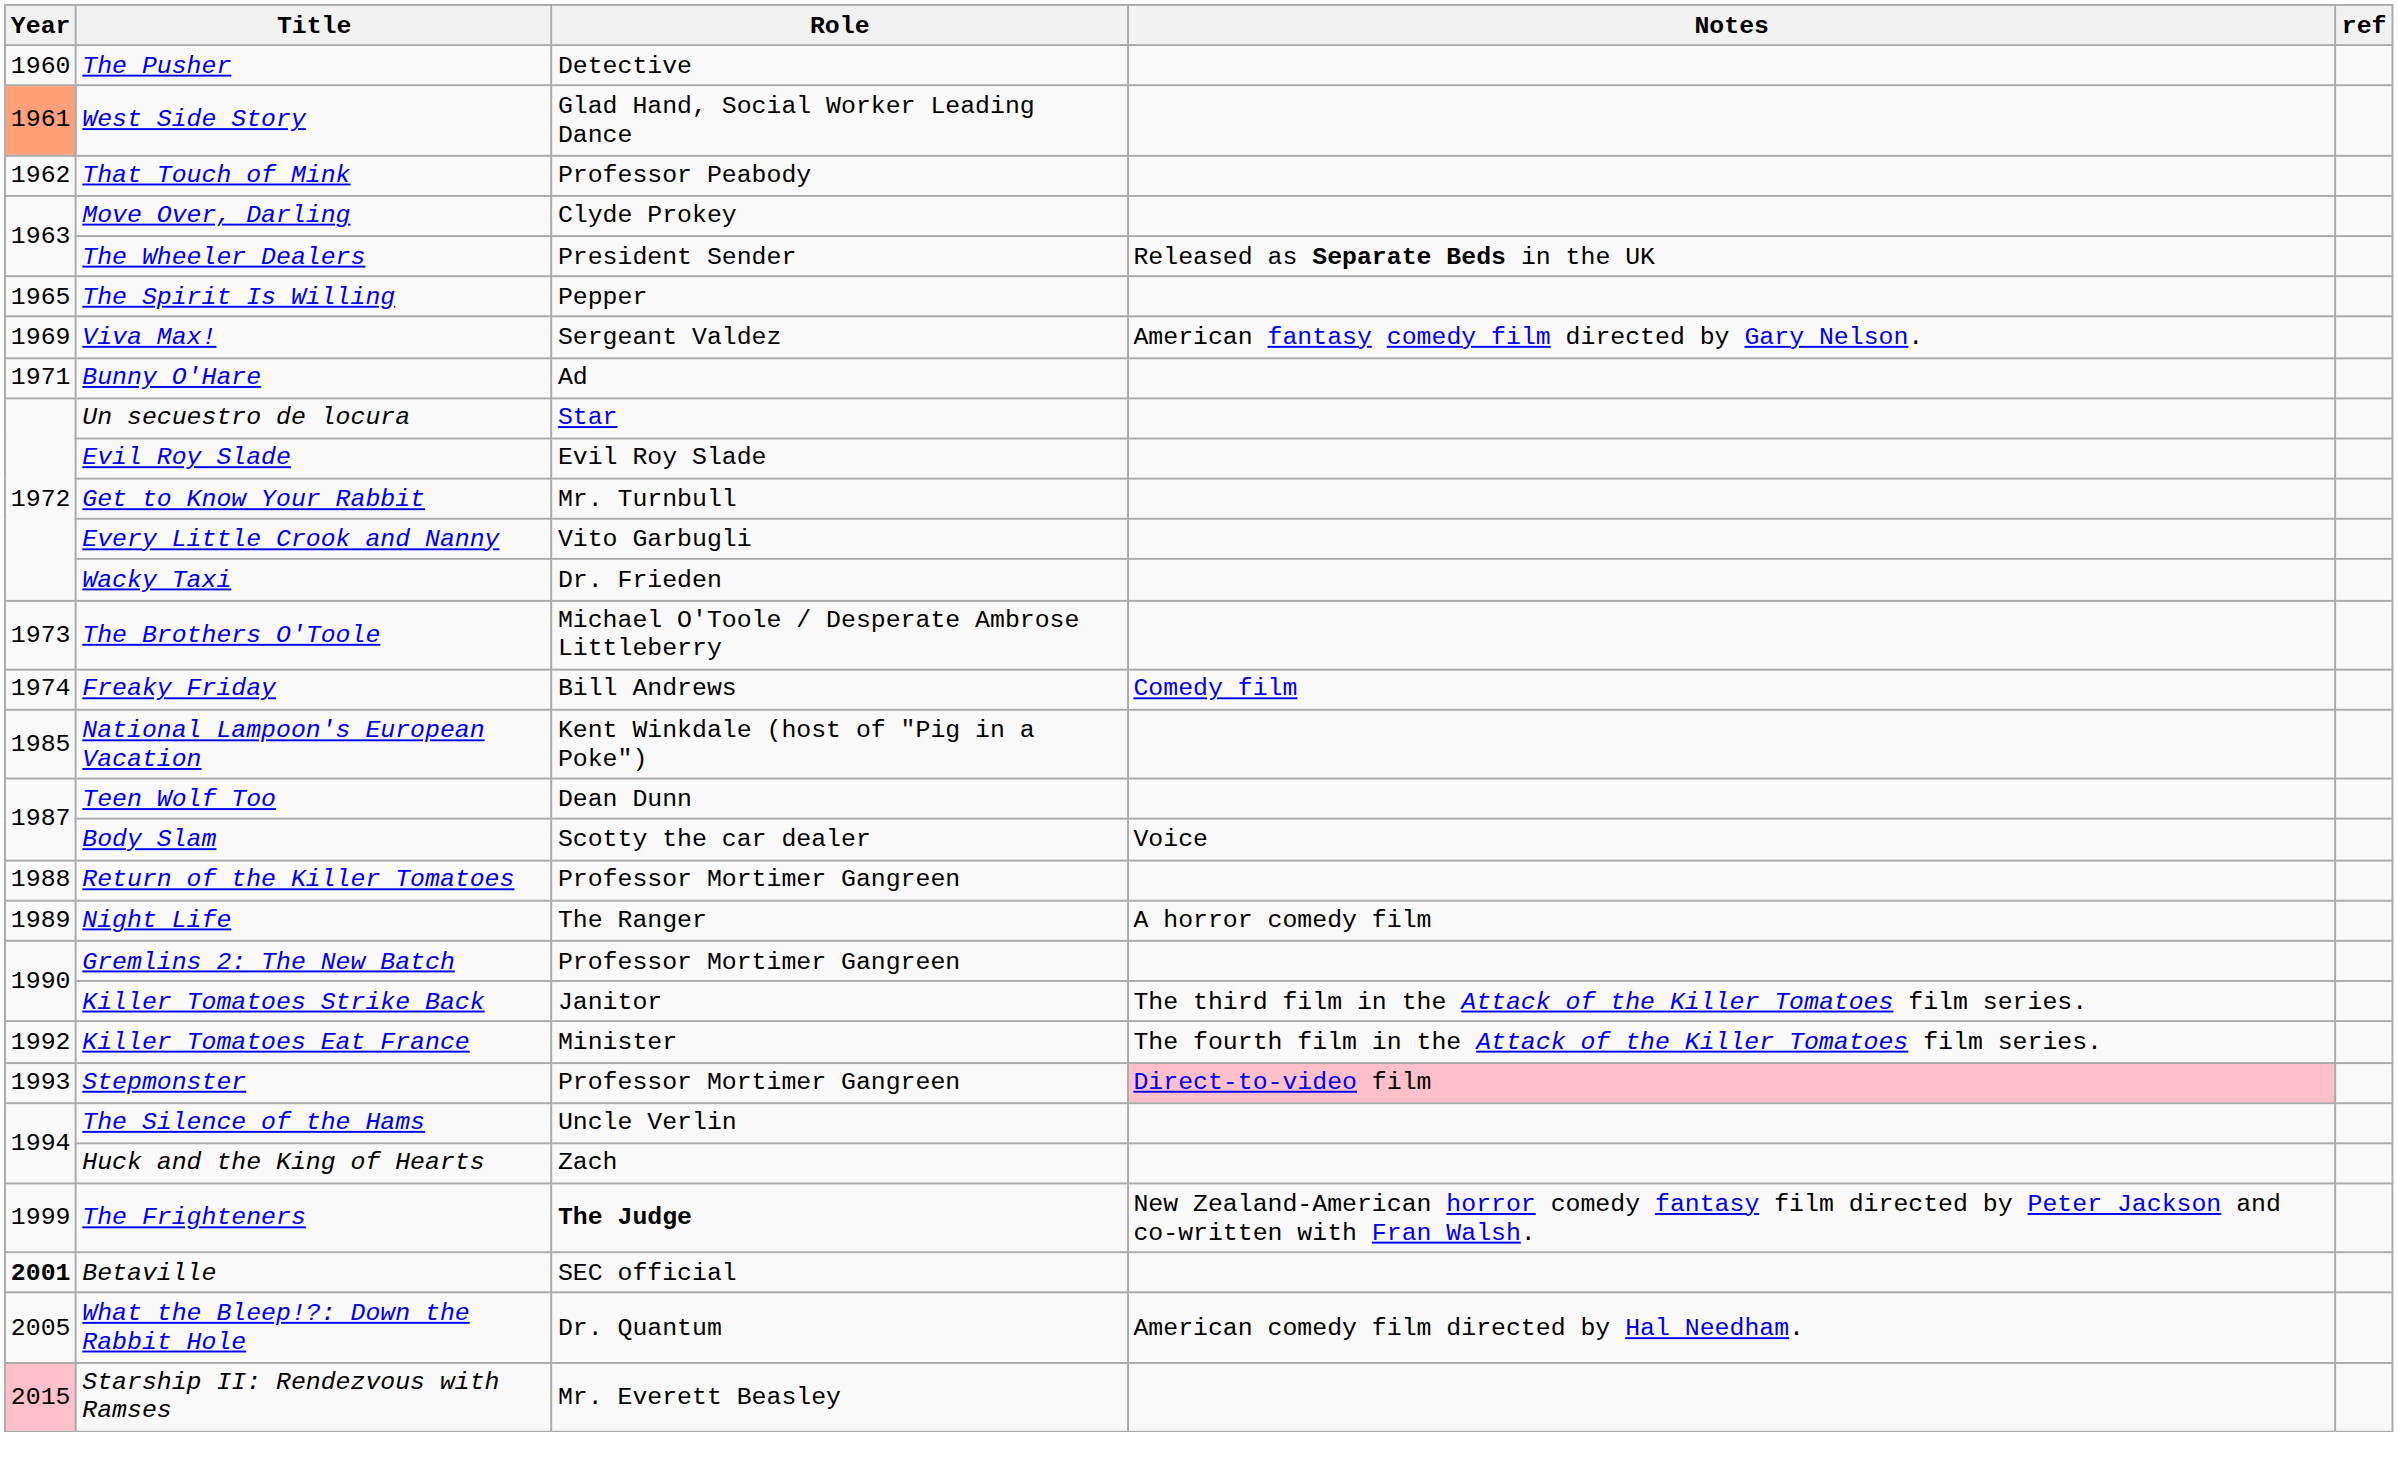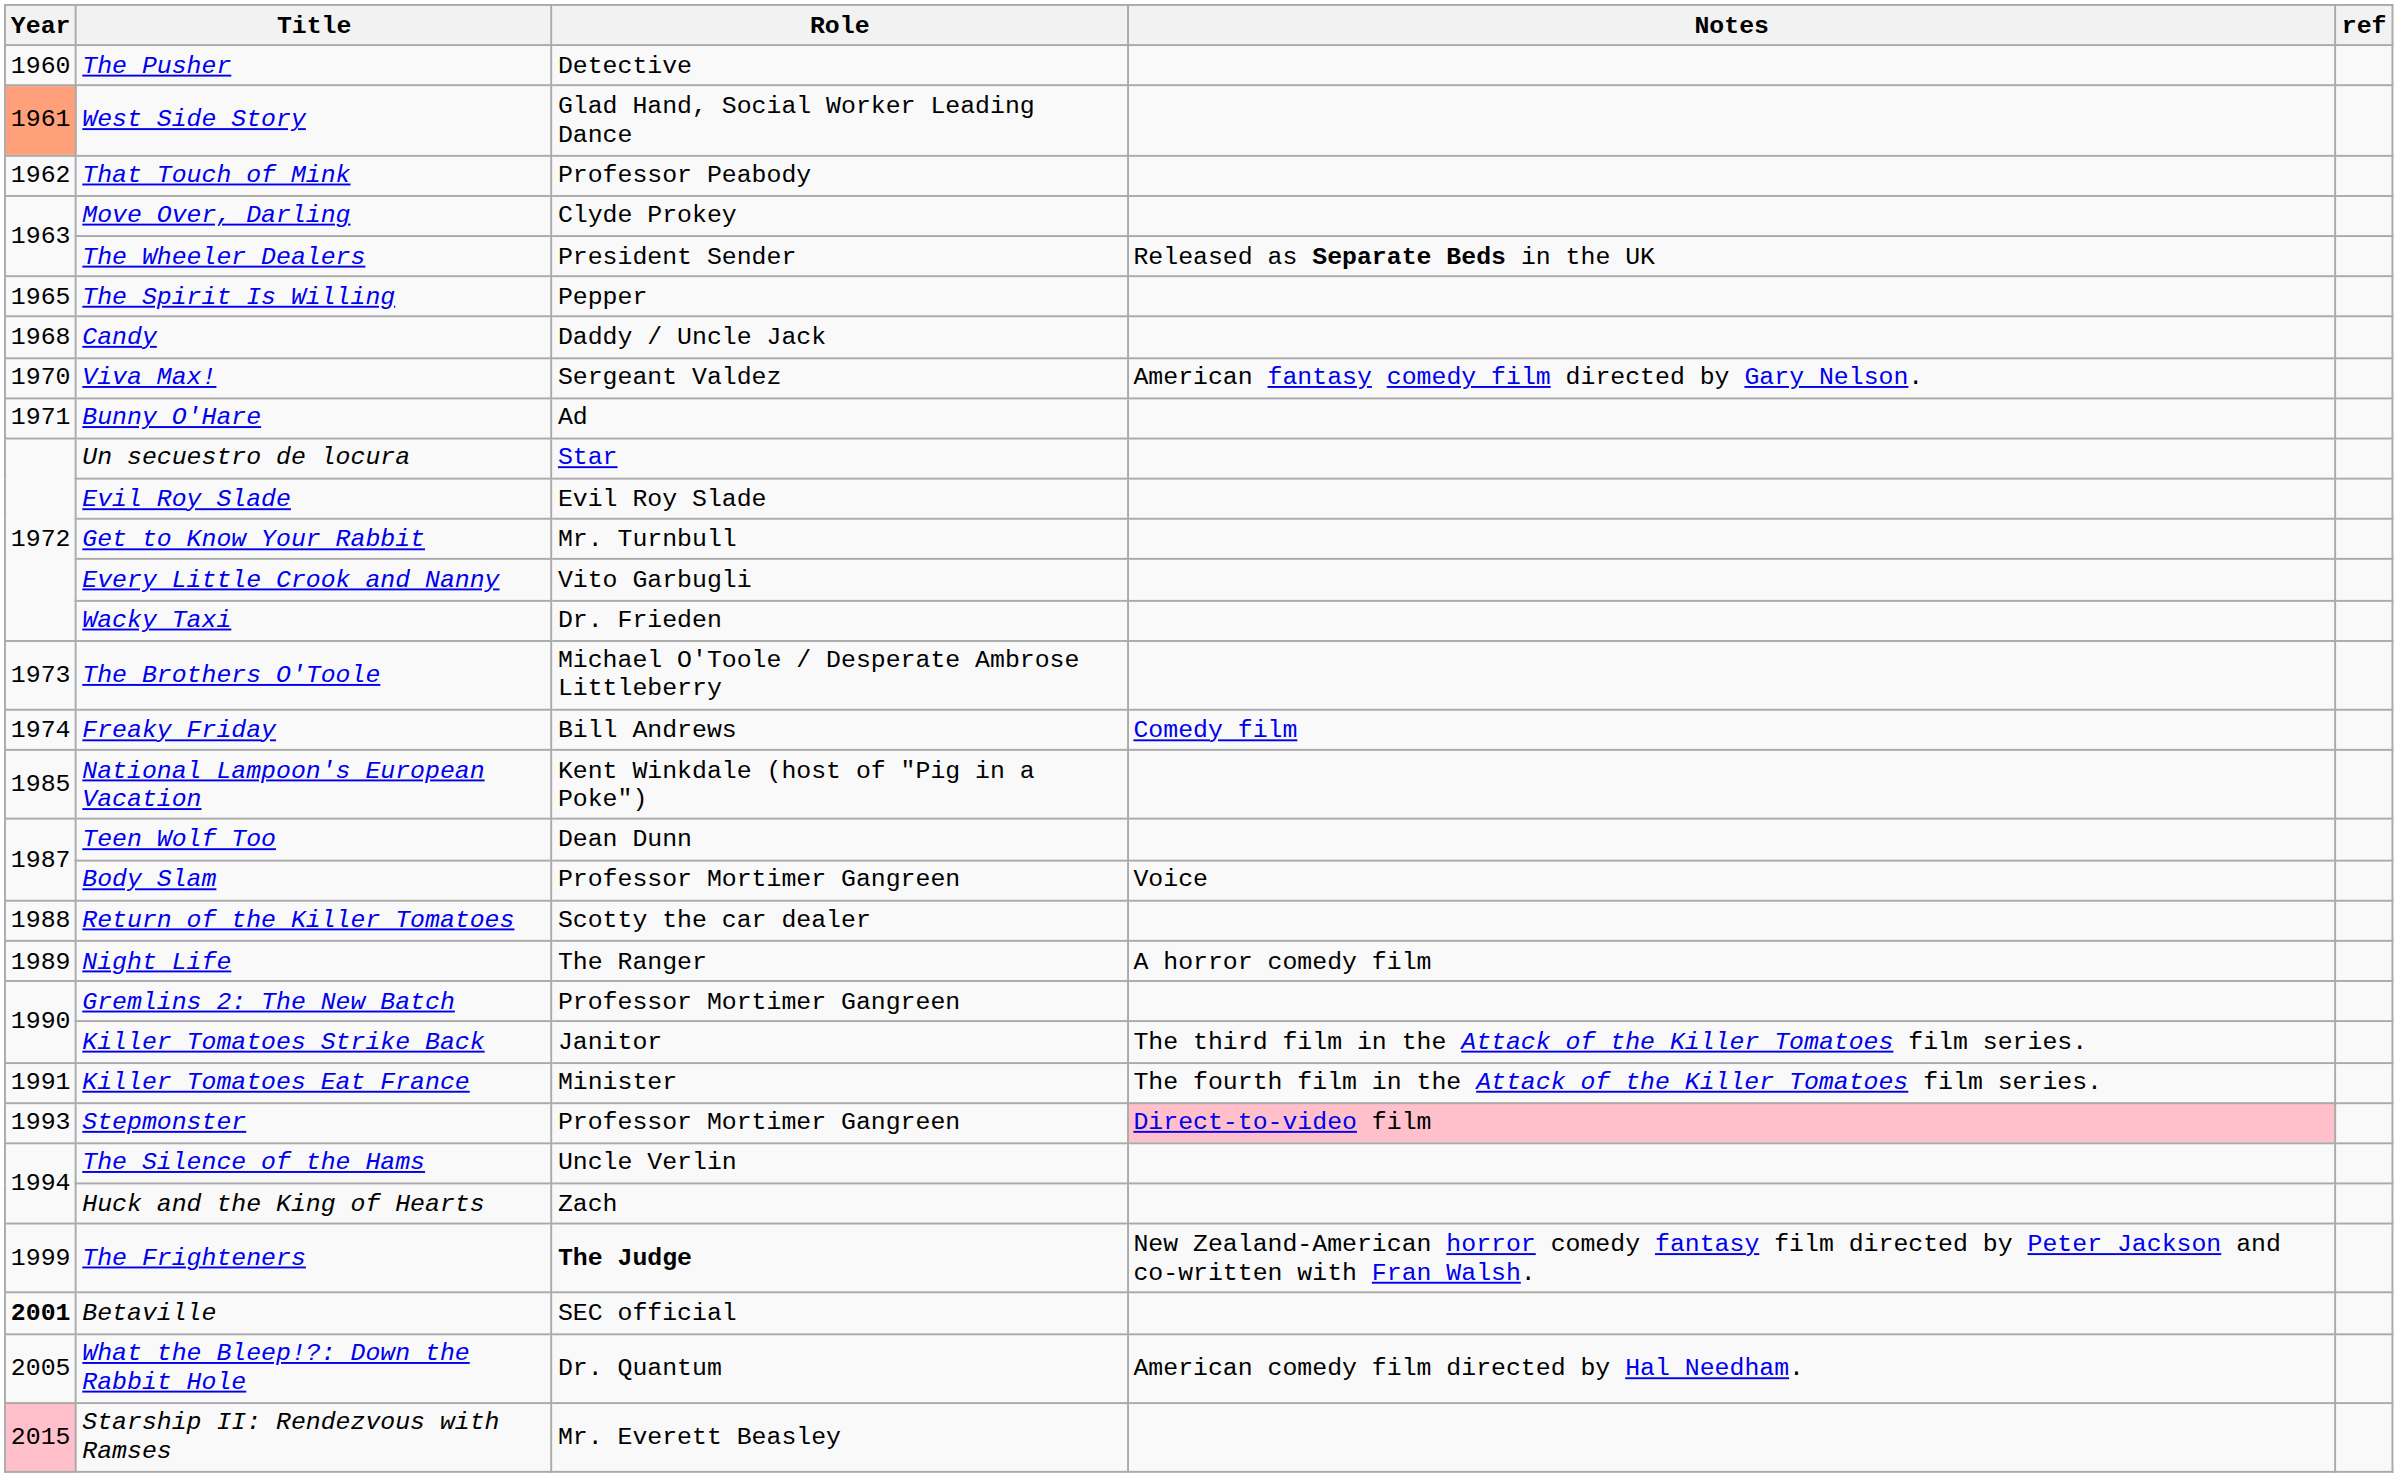+ row: (120, 337)
(41, 337) 1969 -> (41, 378) 1970
(714, 840) Scotty the car dealer -> (759, 880) Professor Mortimer Gangreen
(759, 880) Professor Mortimer Gangreen -> (714, 921) Scotty the car dealer
(41, 1042) 1992 -> (41, 1082) 1991
